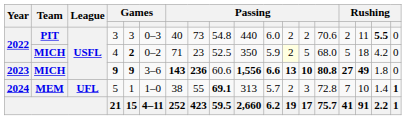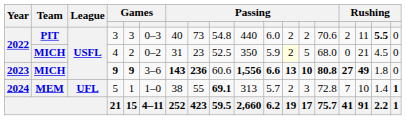(132, 53) bold -> (132, 53) normal
(177, 53) 71 -> (177, 53) 31
(347, 53) 5 -> (347, 53) 0
(364, 53) 18 -> (364, 53) 21
(381, 53) 4.2 -> (381, 53) 4.5
